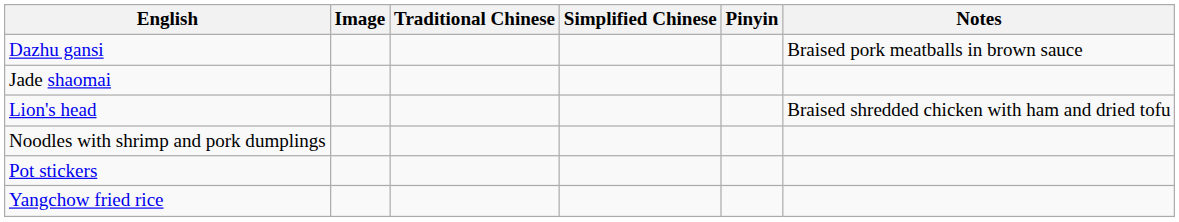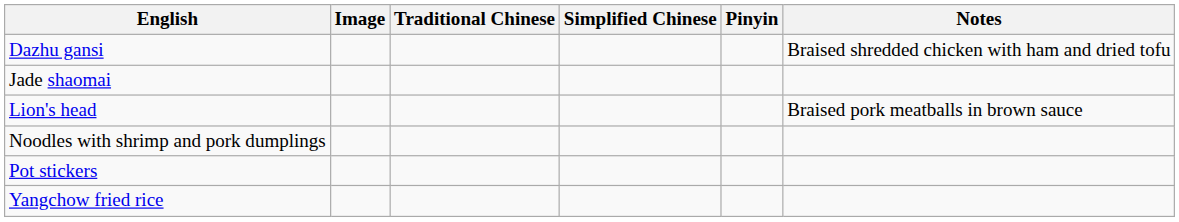(935, 49) Braised pork meatballs in brown sauce -> (979, 49) Braised shredded chicken with ham and dried tofu
(979, 110) Braised shredded chicken with ham and dried tofu -> (935, 110) Braised pork meatballs in brown sauce
